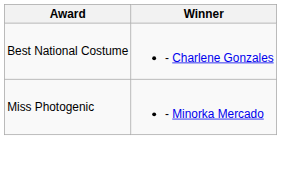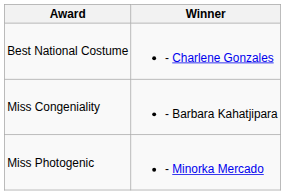+ row: (54, 107)
